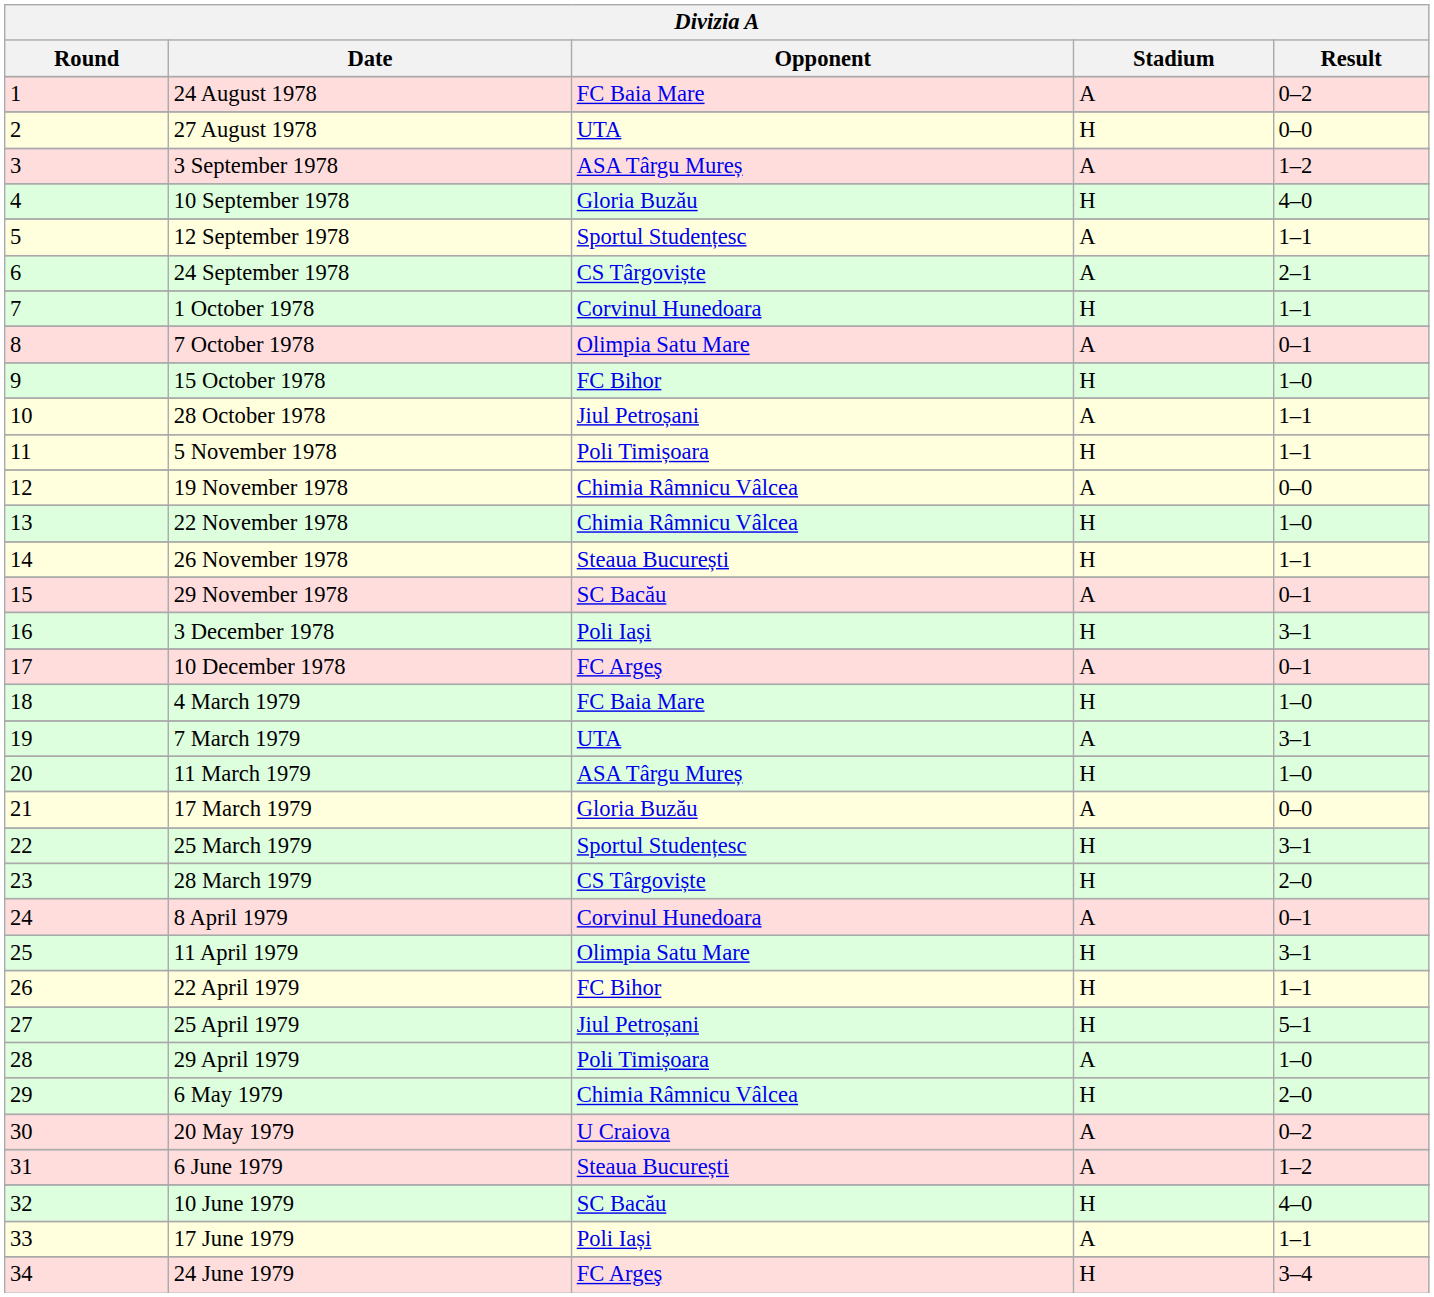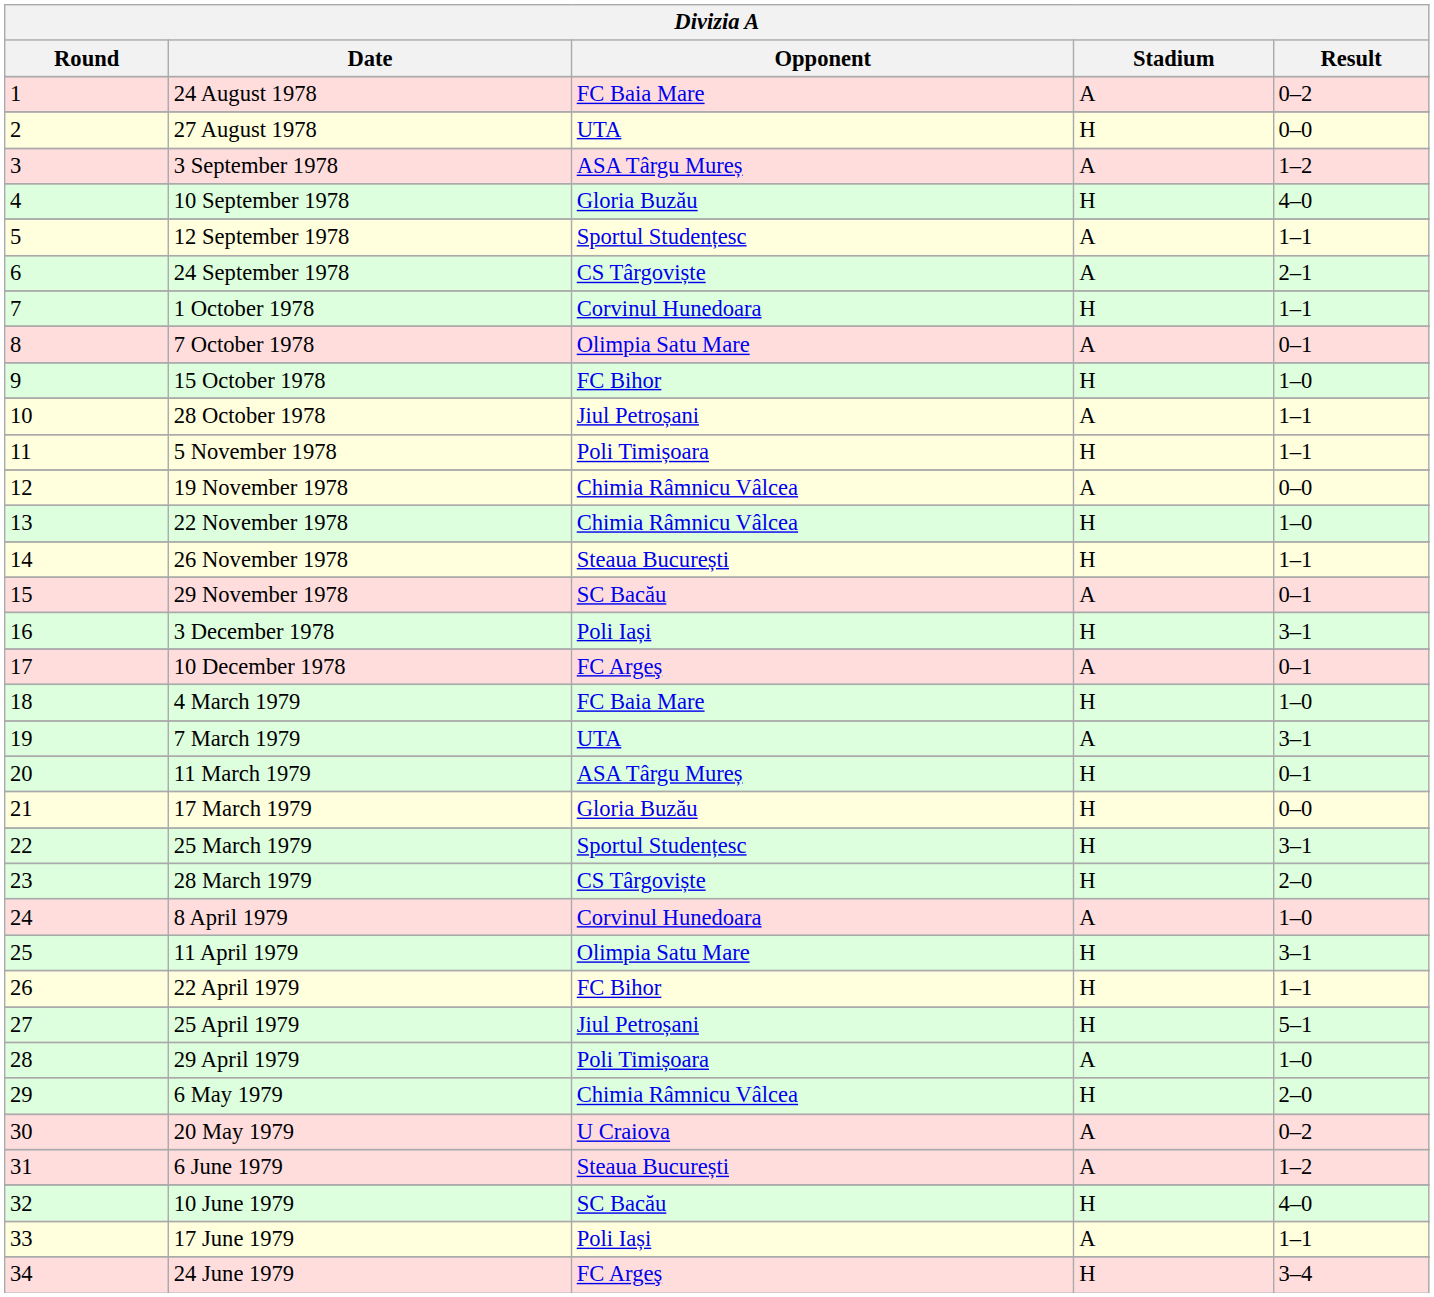(1295, 773) 1–0 -> (1295, 773) 0–1
(1087, 809) A -> (1087, 809) H
(1295, 916) 0–1 -> (1295, 916) 1–0
